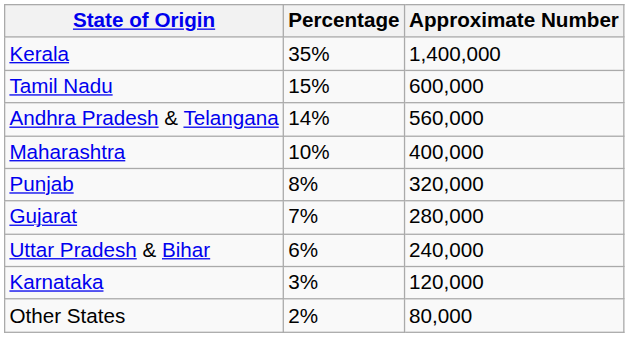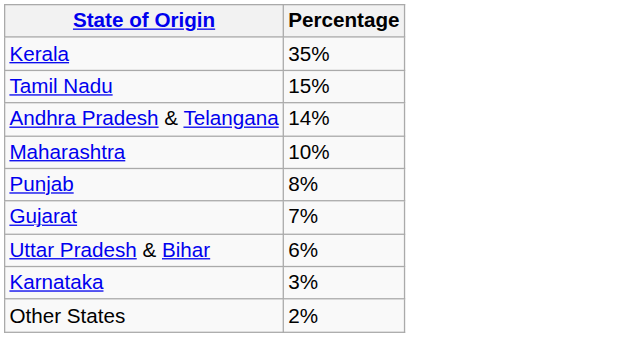- column: (514, 20)
